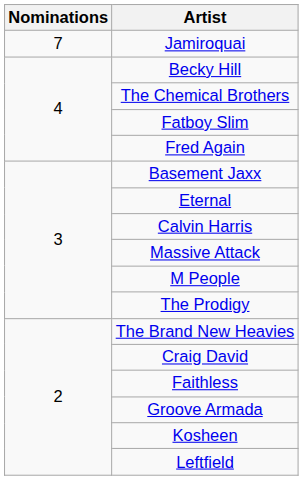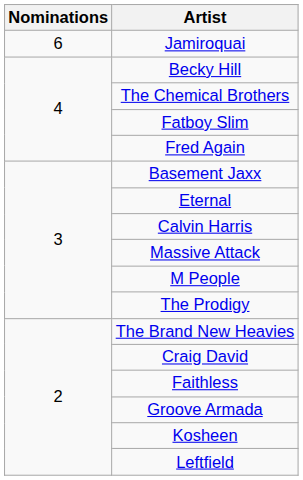(58, 43) 7 -> (58, 43) 6
